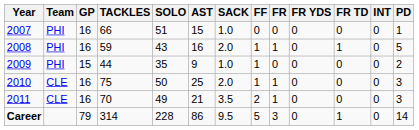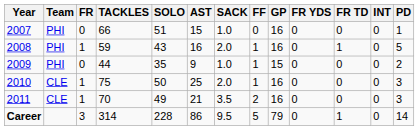columns swapped: (87, 13) <-> (279, 13)
